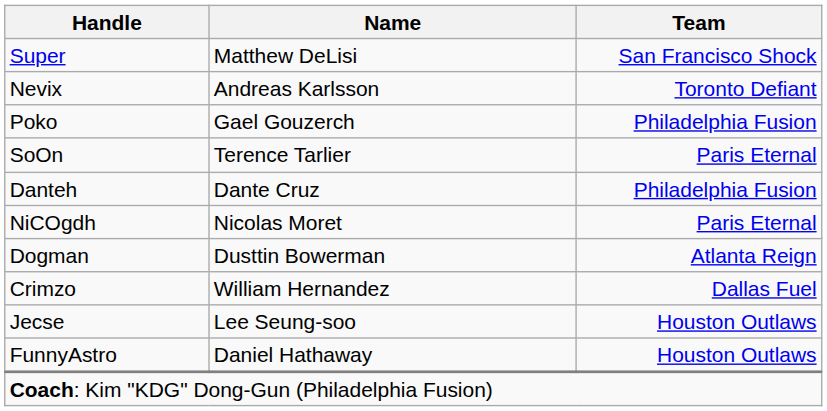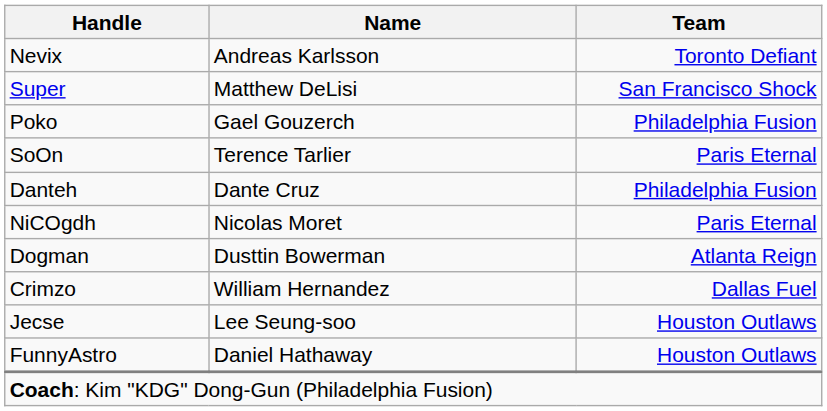rows swapped: (38, 55) <-> (36, 89)
